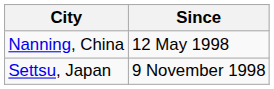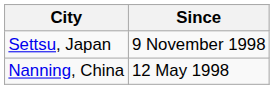rows swapped: (66, 44) <-> (60, 71)
